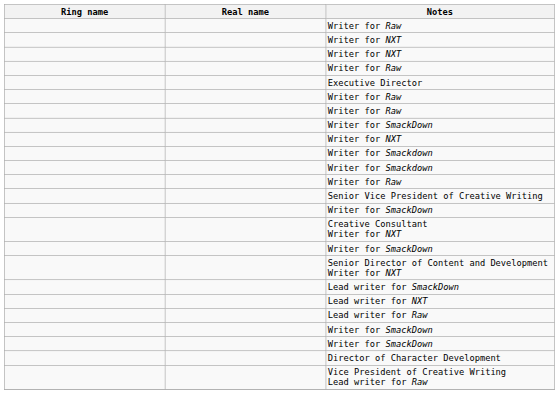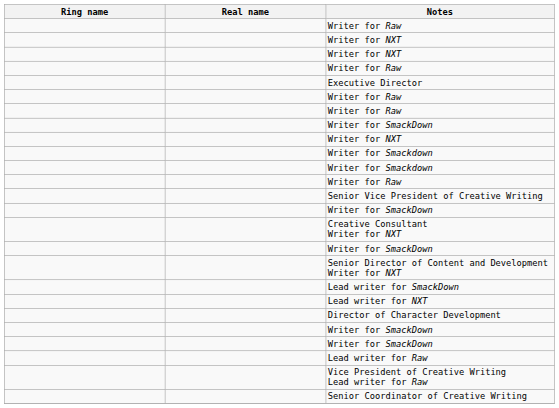rows swapped: (85, 315) <-> (85, 358)
+ row: (85, 396)
